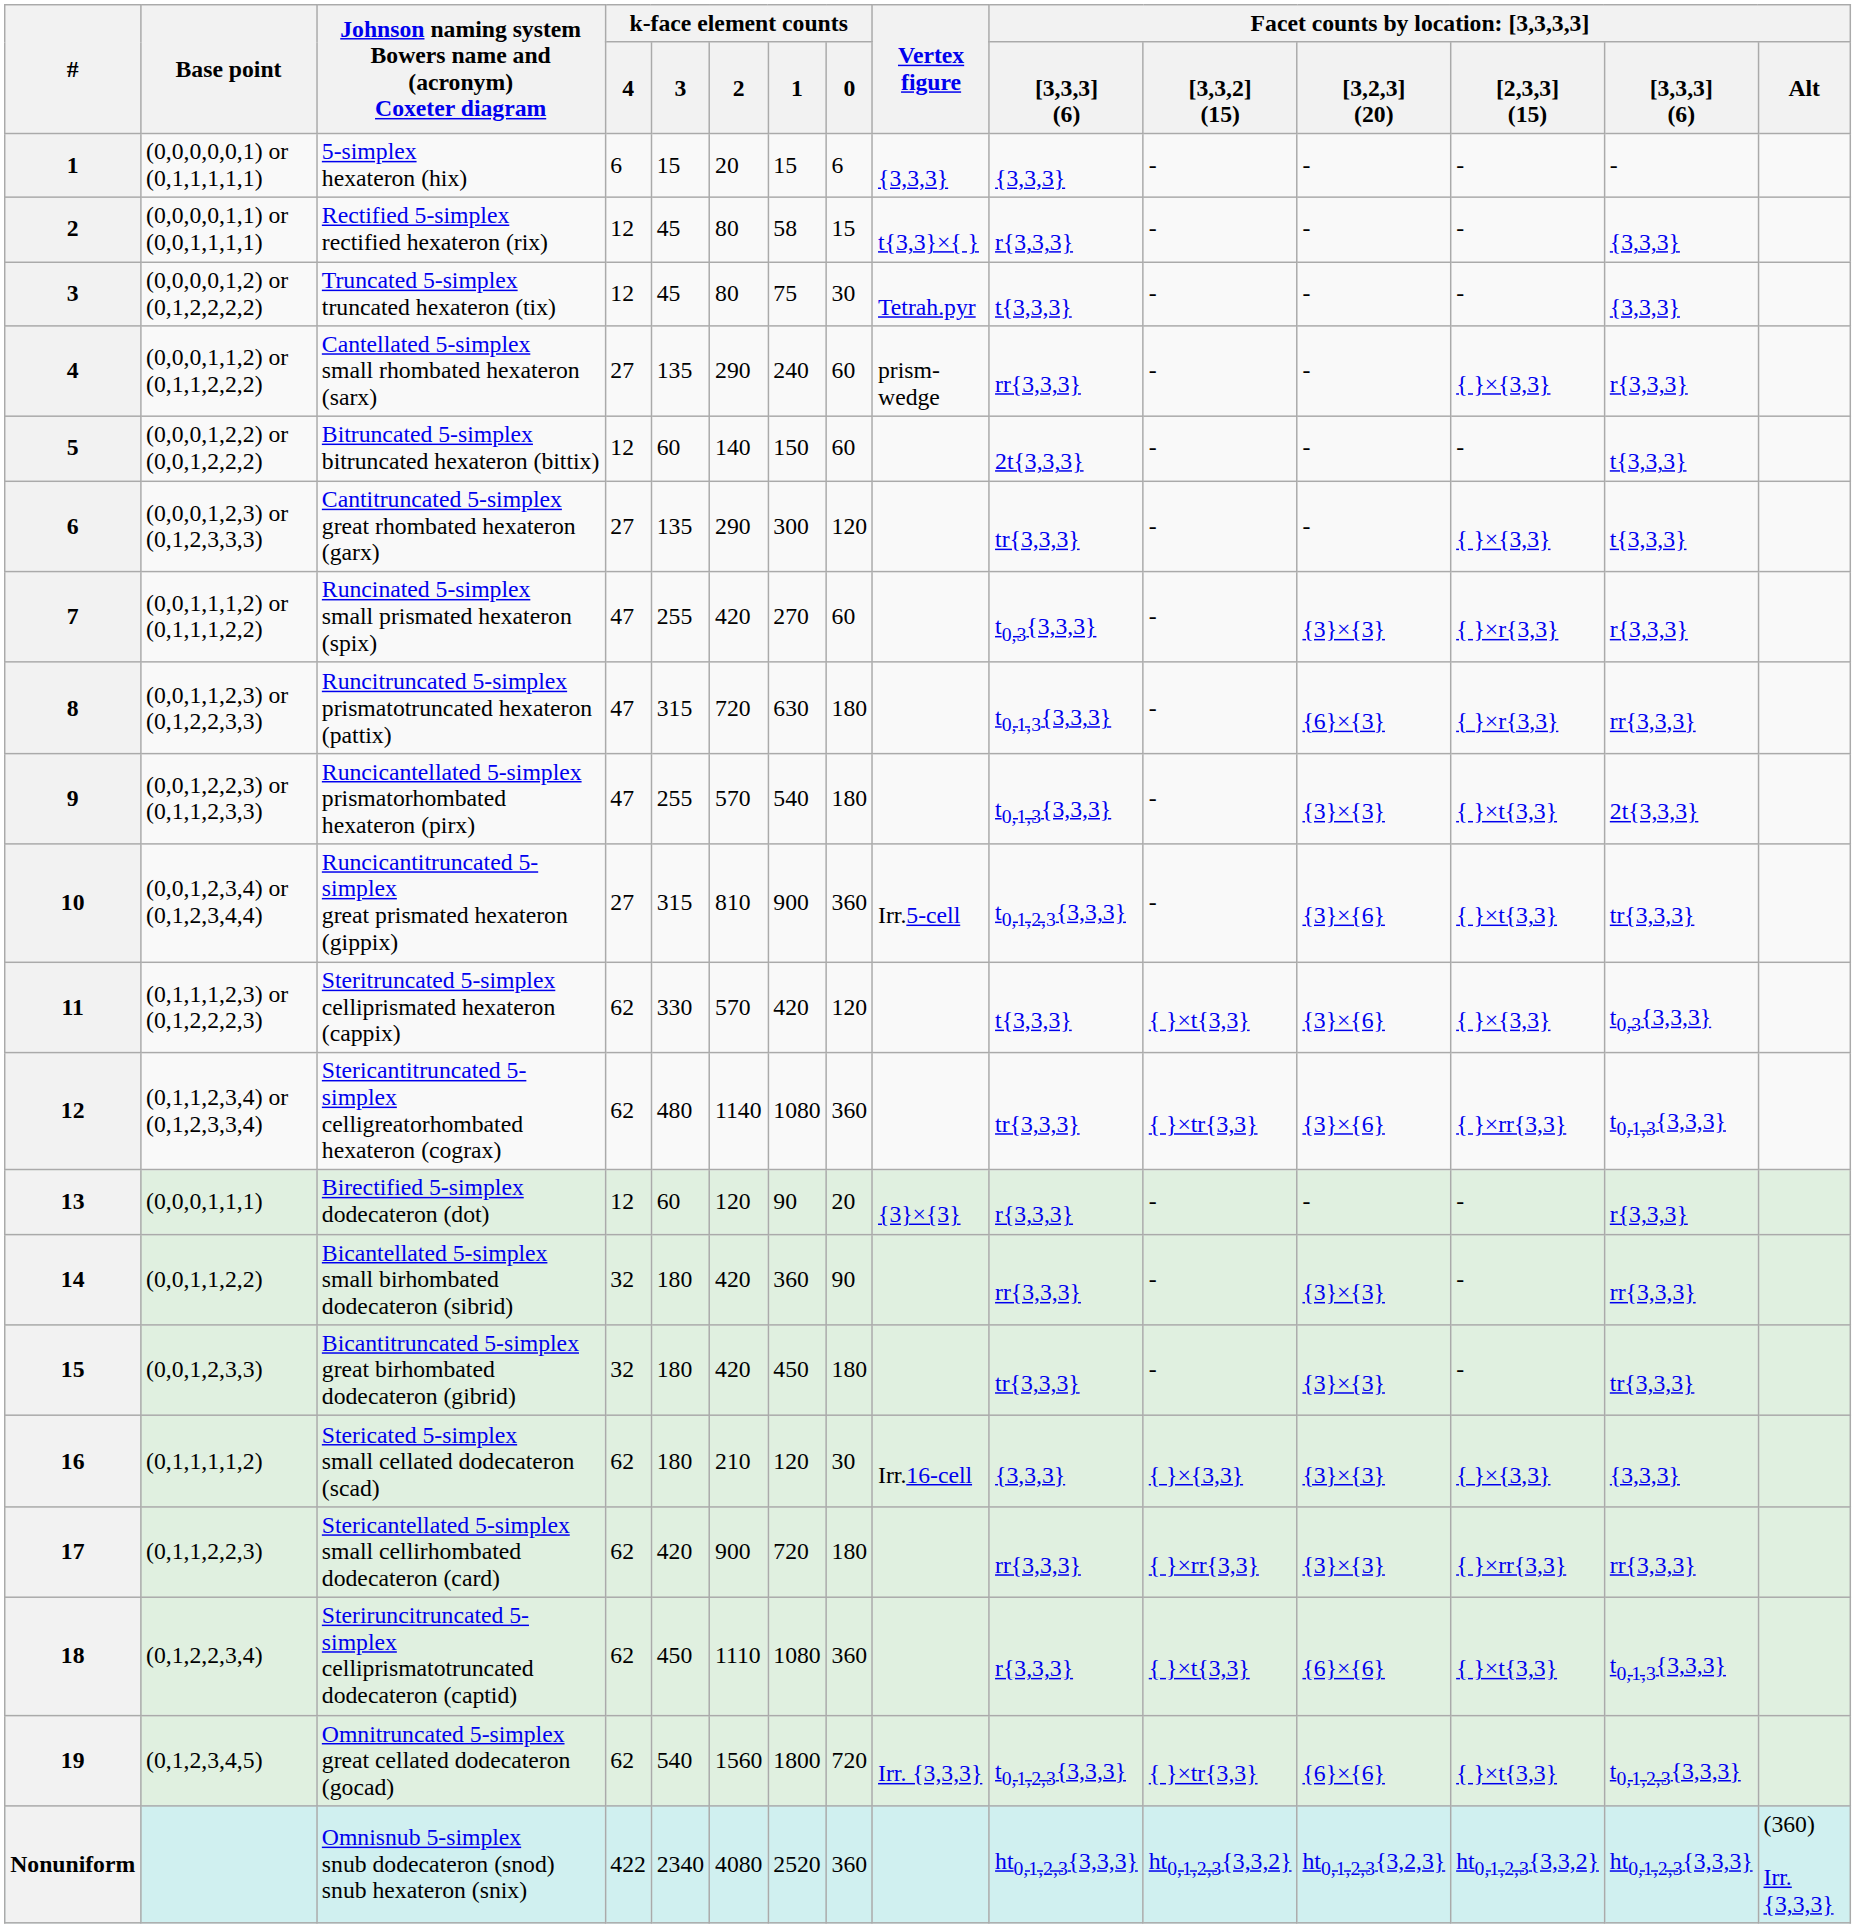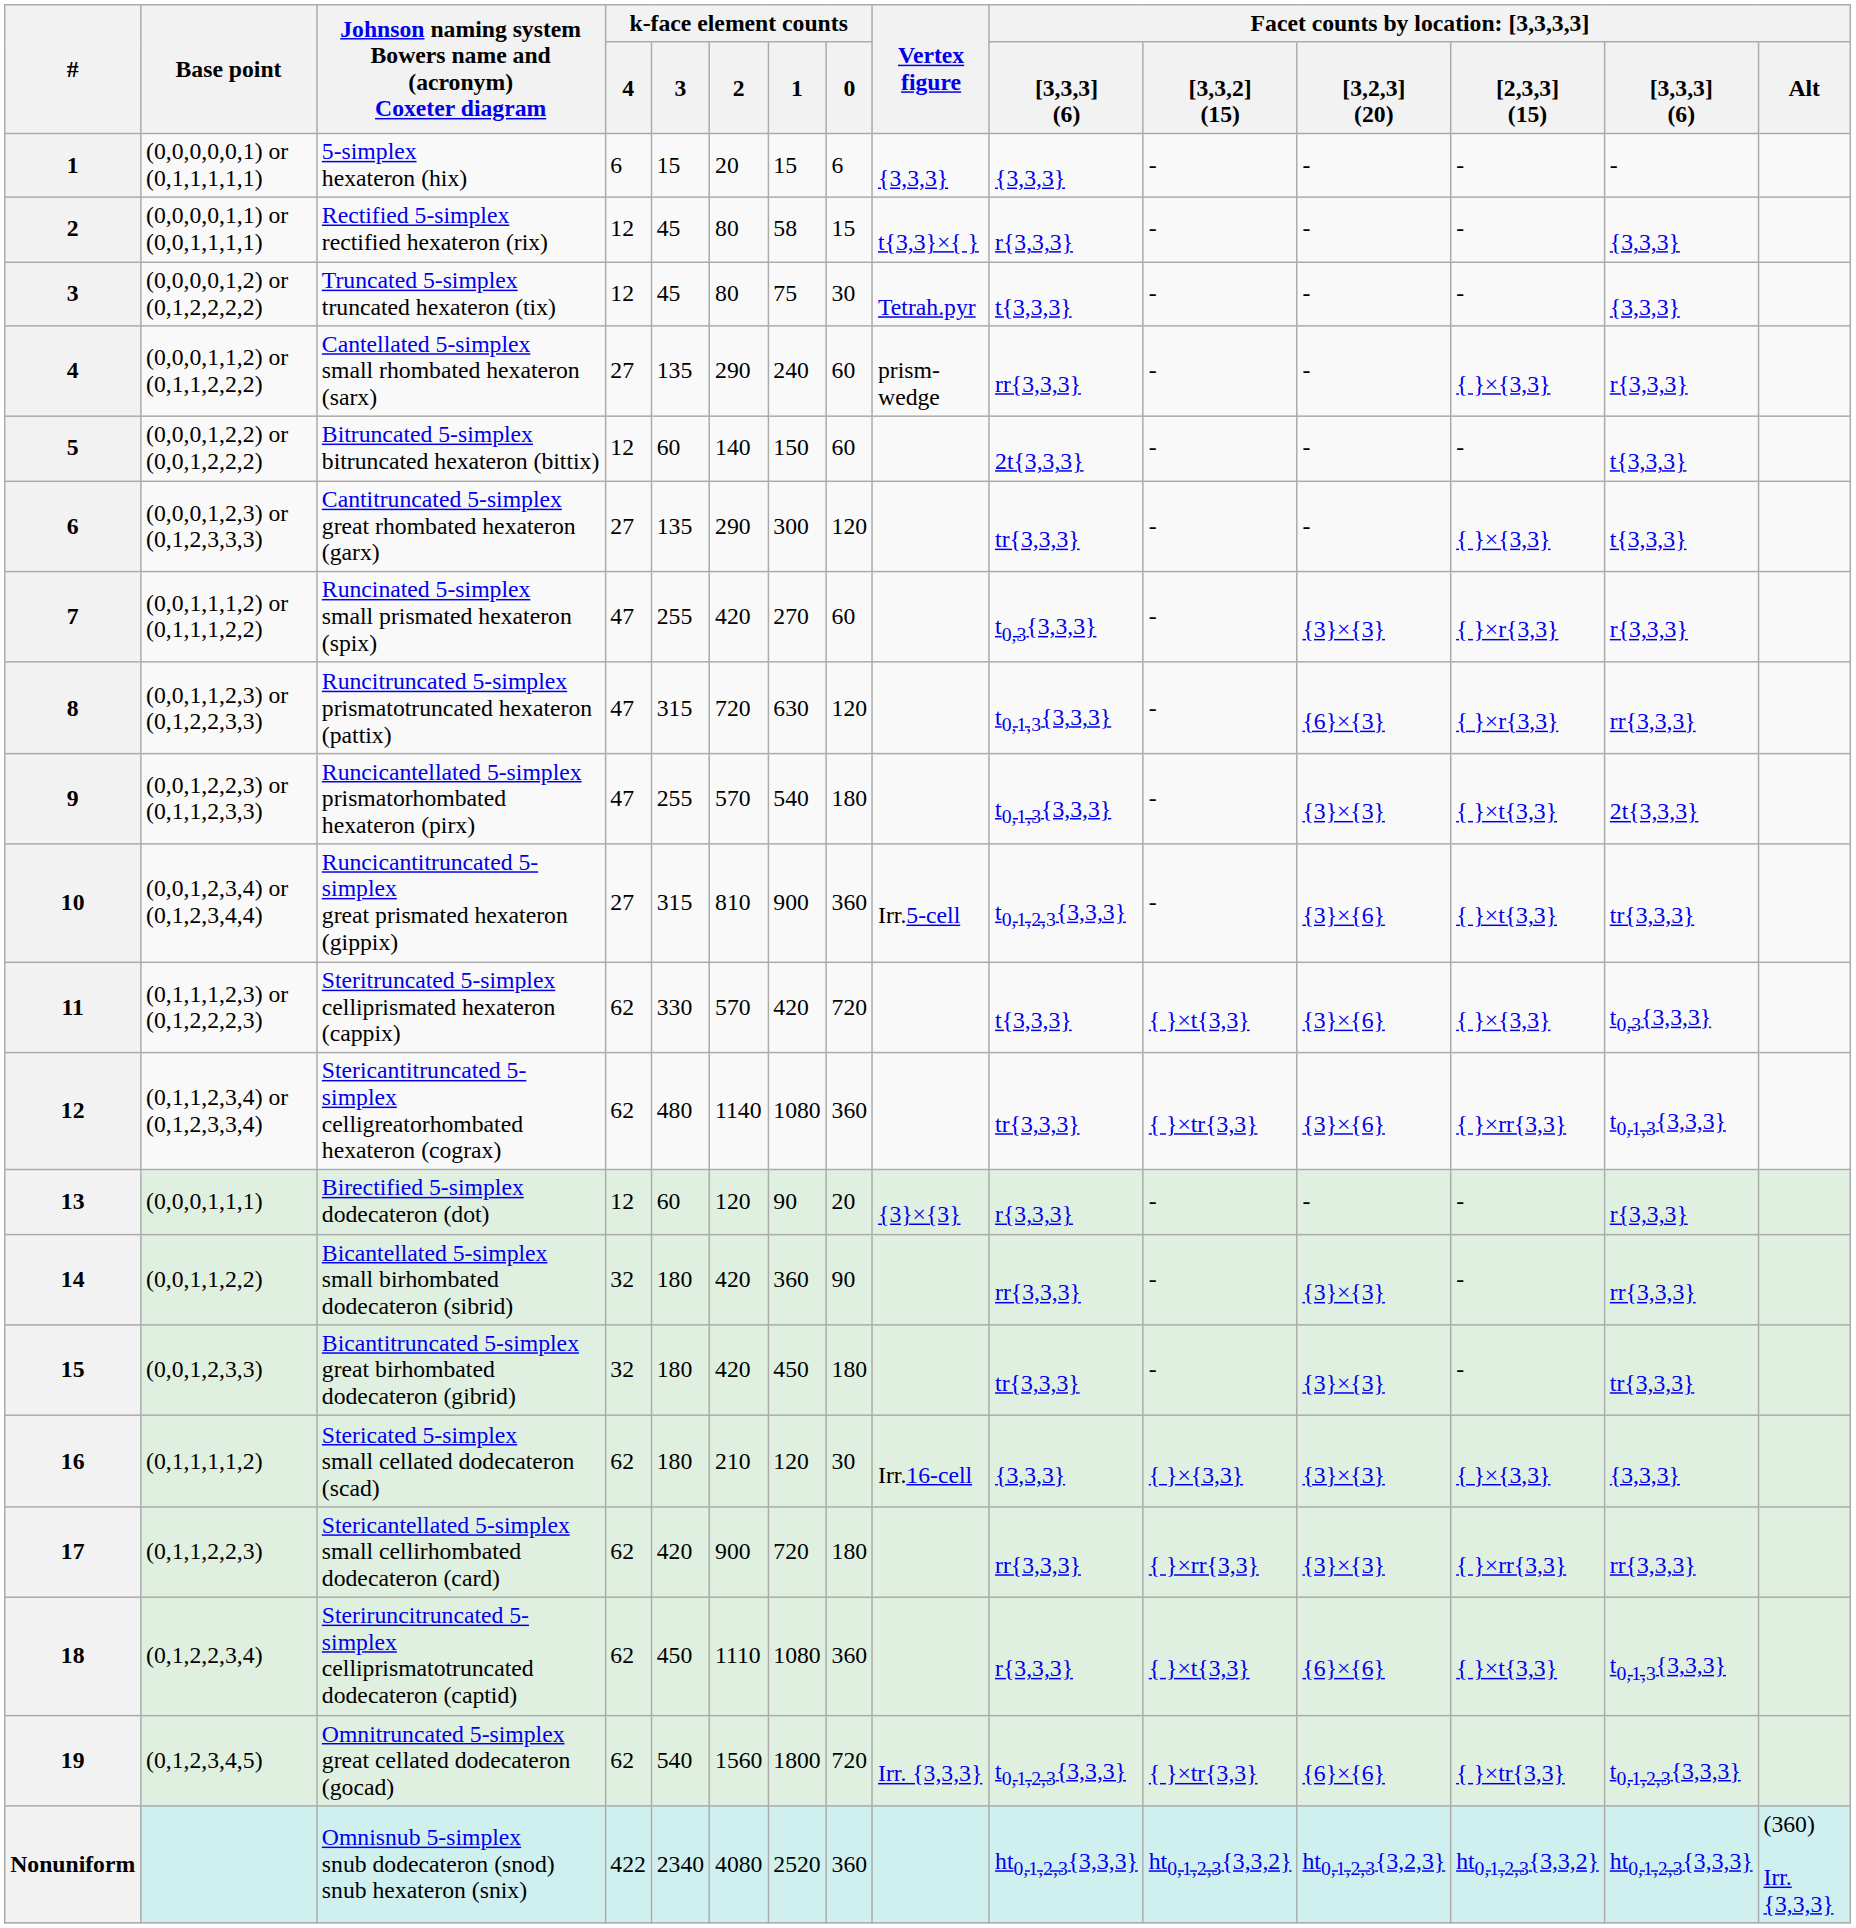(849, 707) 180 -> (849, 707) 120
(849, 1006) 120 -> (849, 1006) 720
(1507, 1773) { }×t{3,3} -> (1511, 1773) { }×tr{3,3}
